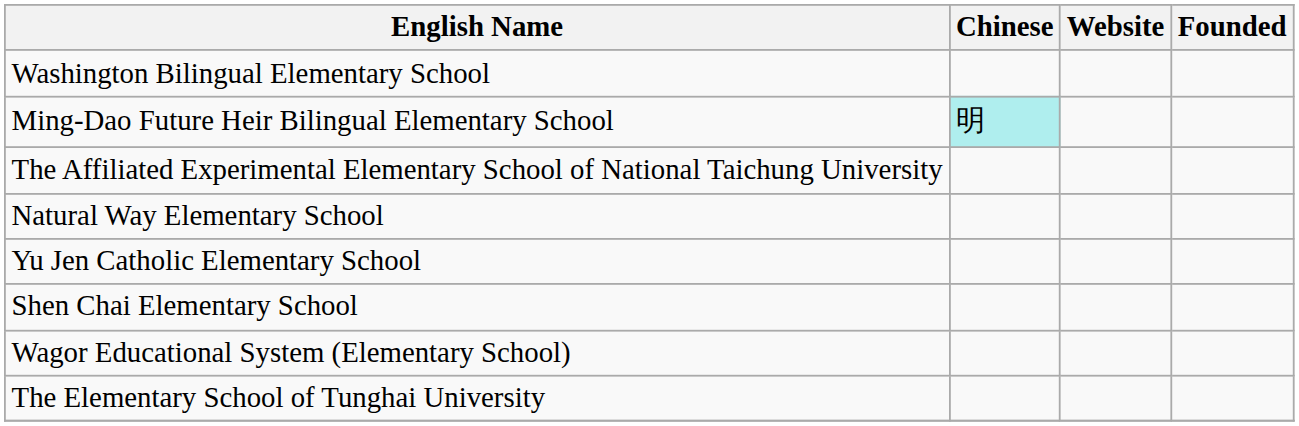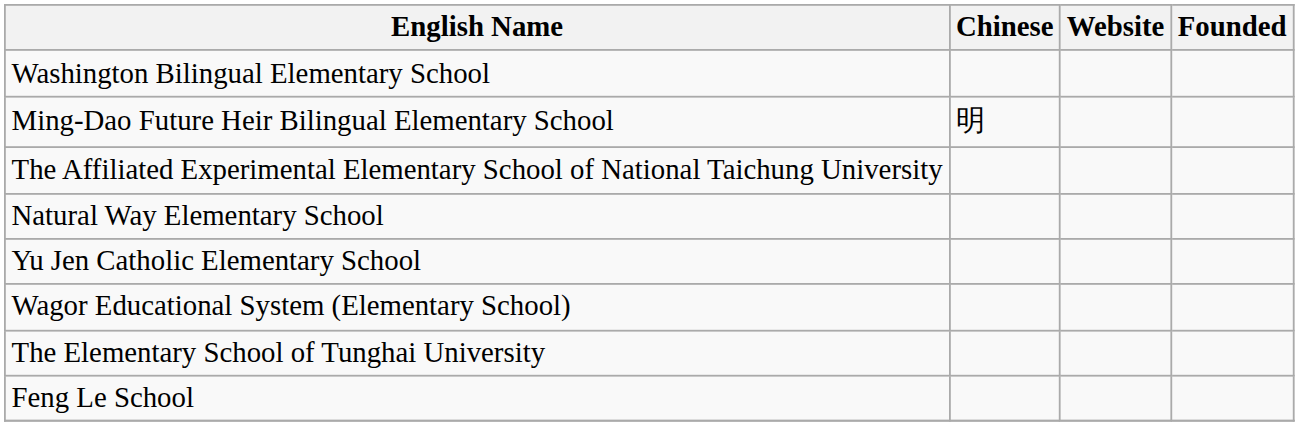(970, 120) paleturquoise background -> (970, 120) no background
- row: (185, 306)
+ row: (103, 398)
